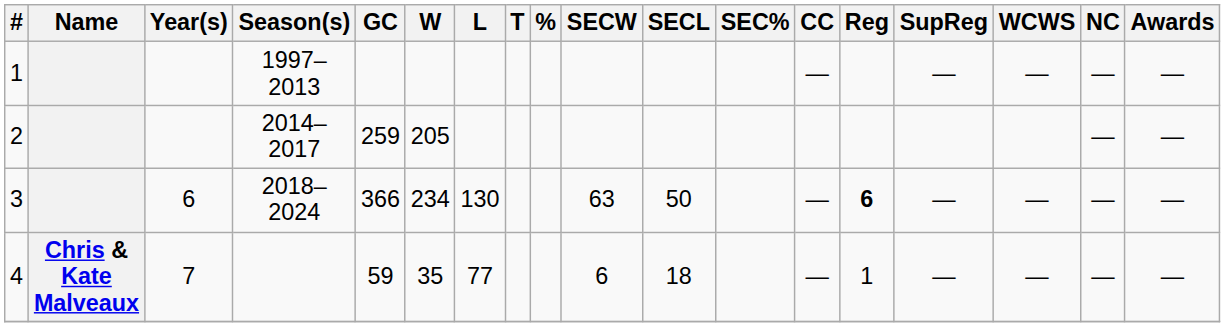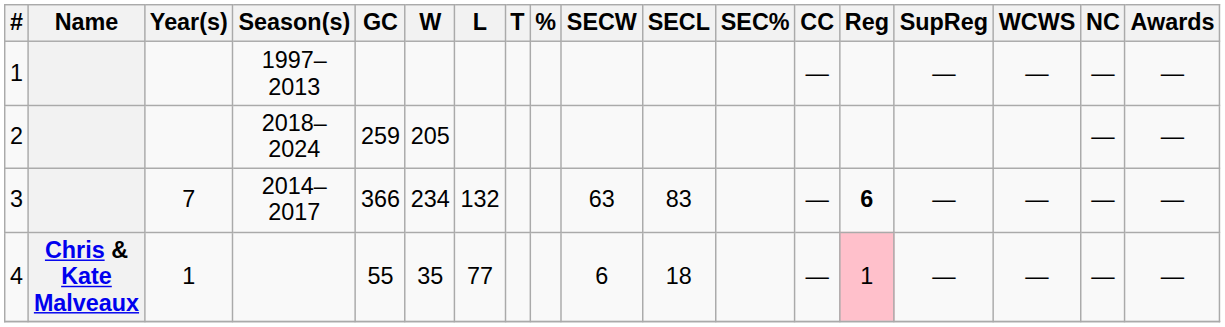(294, 136) 2014–2017 -> (294, 136) 2018–2024
(189, 199) 6 -> (189, 199) 7
(294, 199) 2018–2024 -> (294, 199) 2014–2017
(480, 199) 130 -> (480, 199) 132
(679, 199) 50 -> (679, 199) 83
(189, 276) 7 -> (189, 276) 1
(380, 276) 59 -> (380, 276) 55
(867, 276) no background -> (867, 276) pink background
